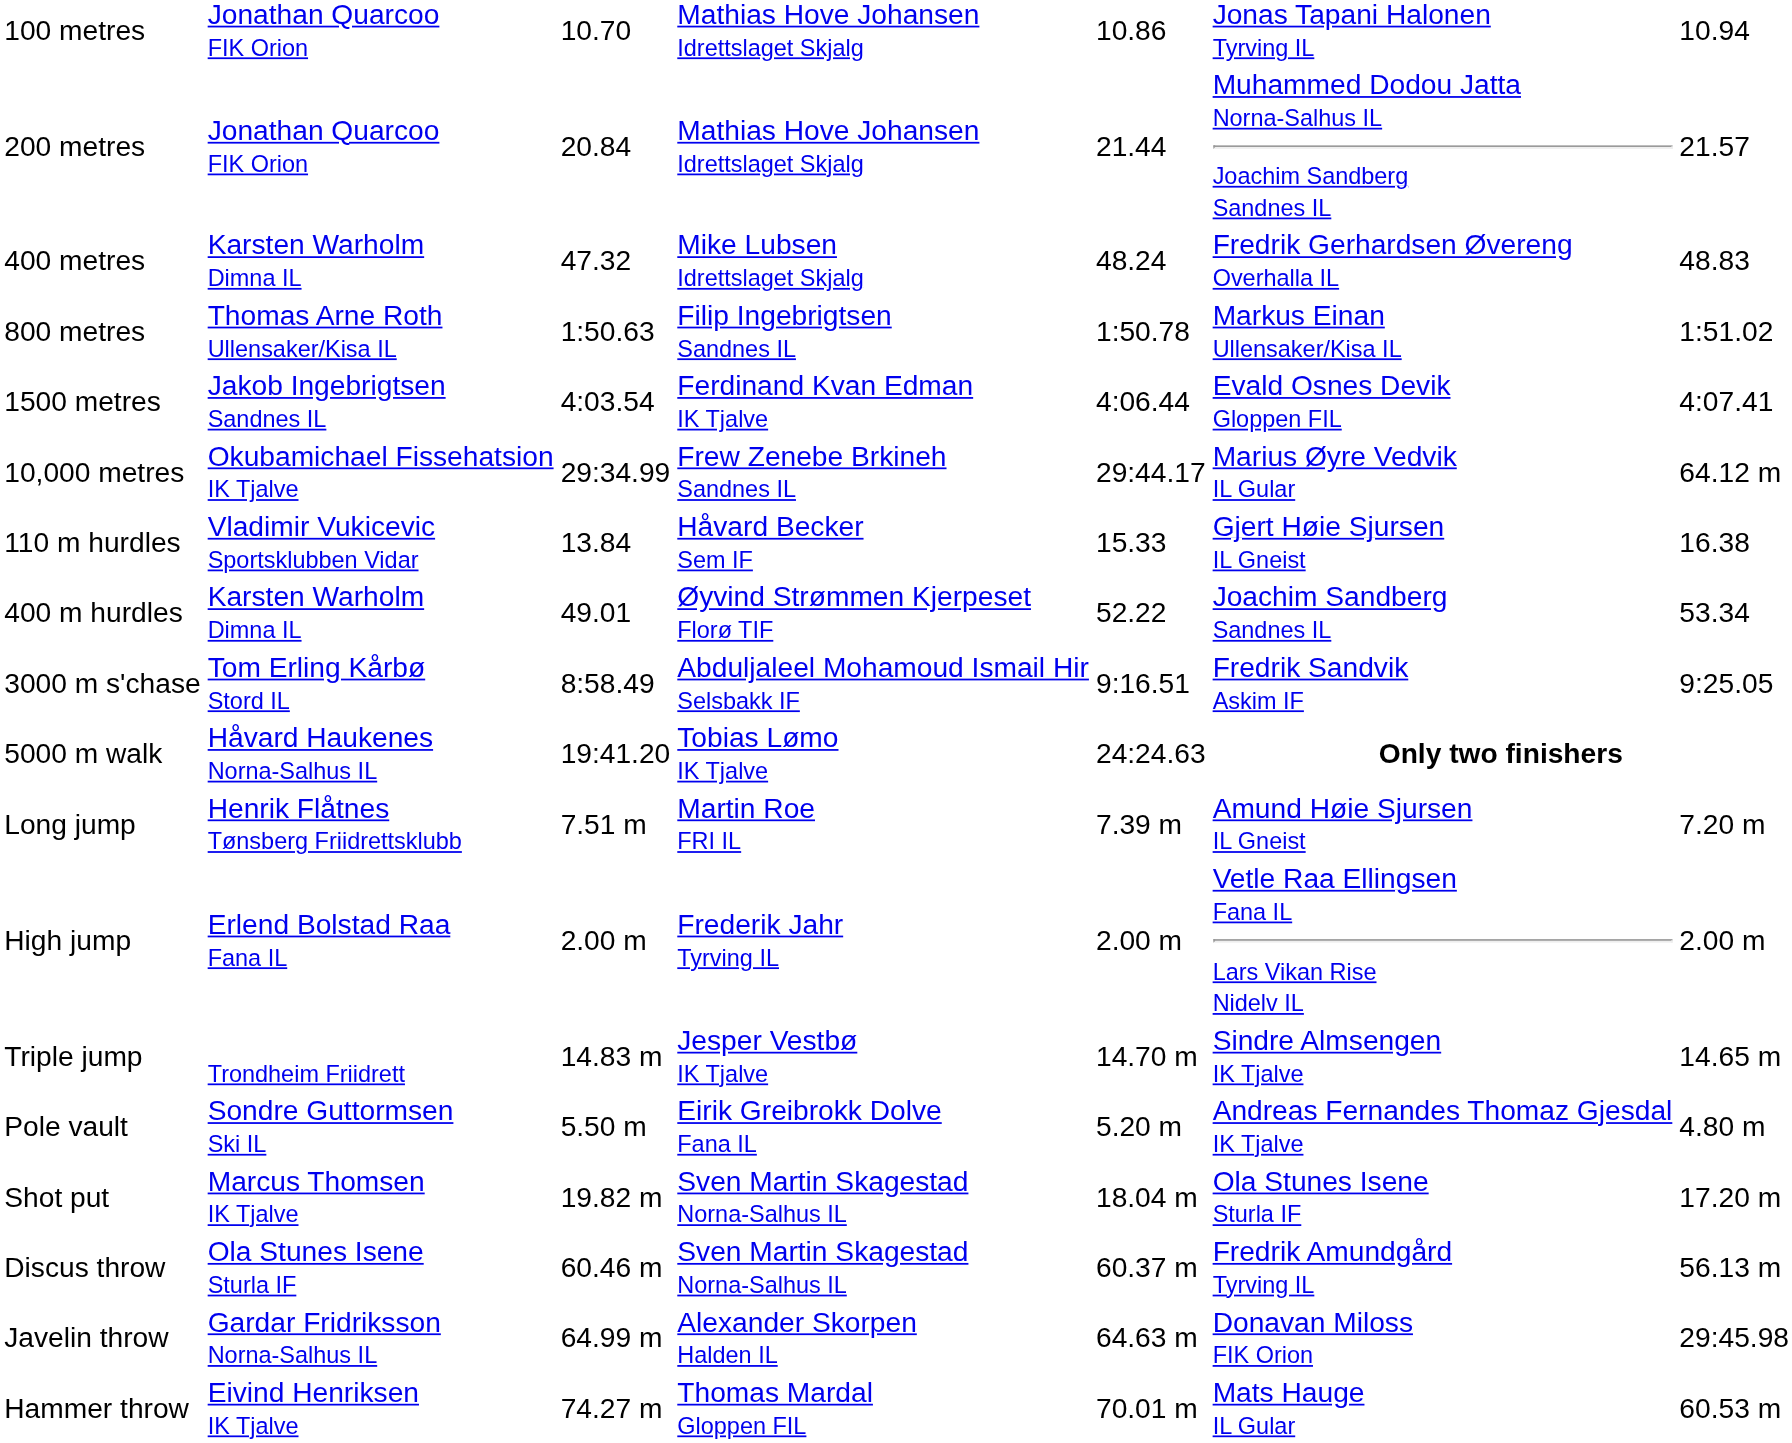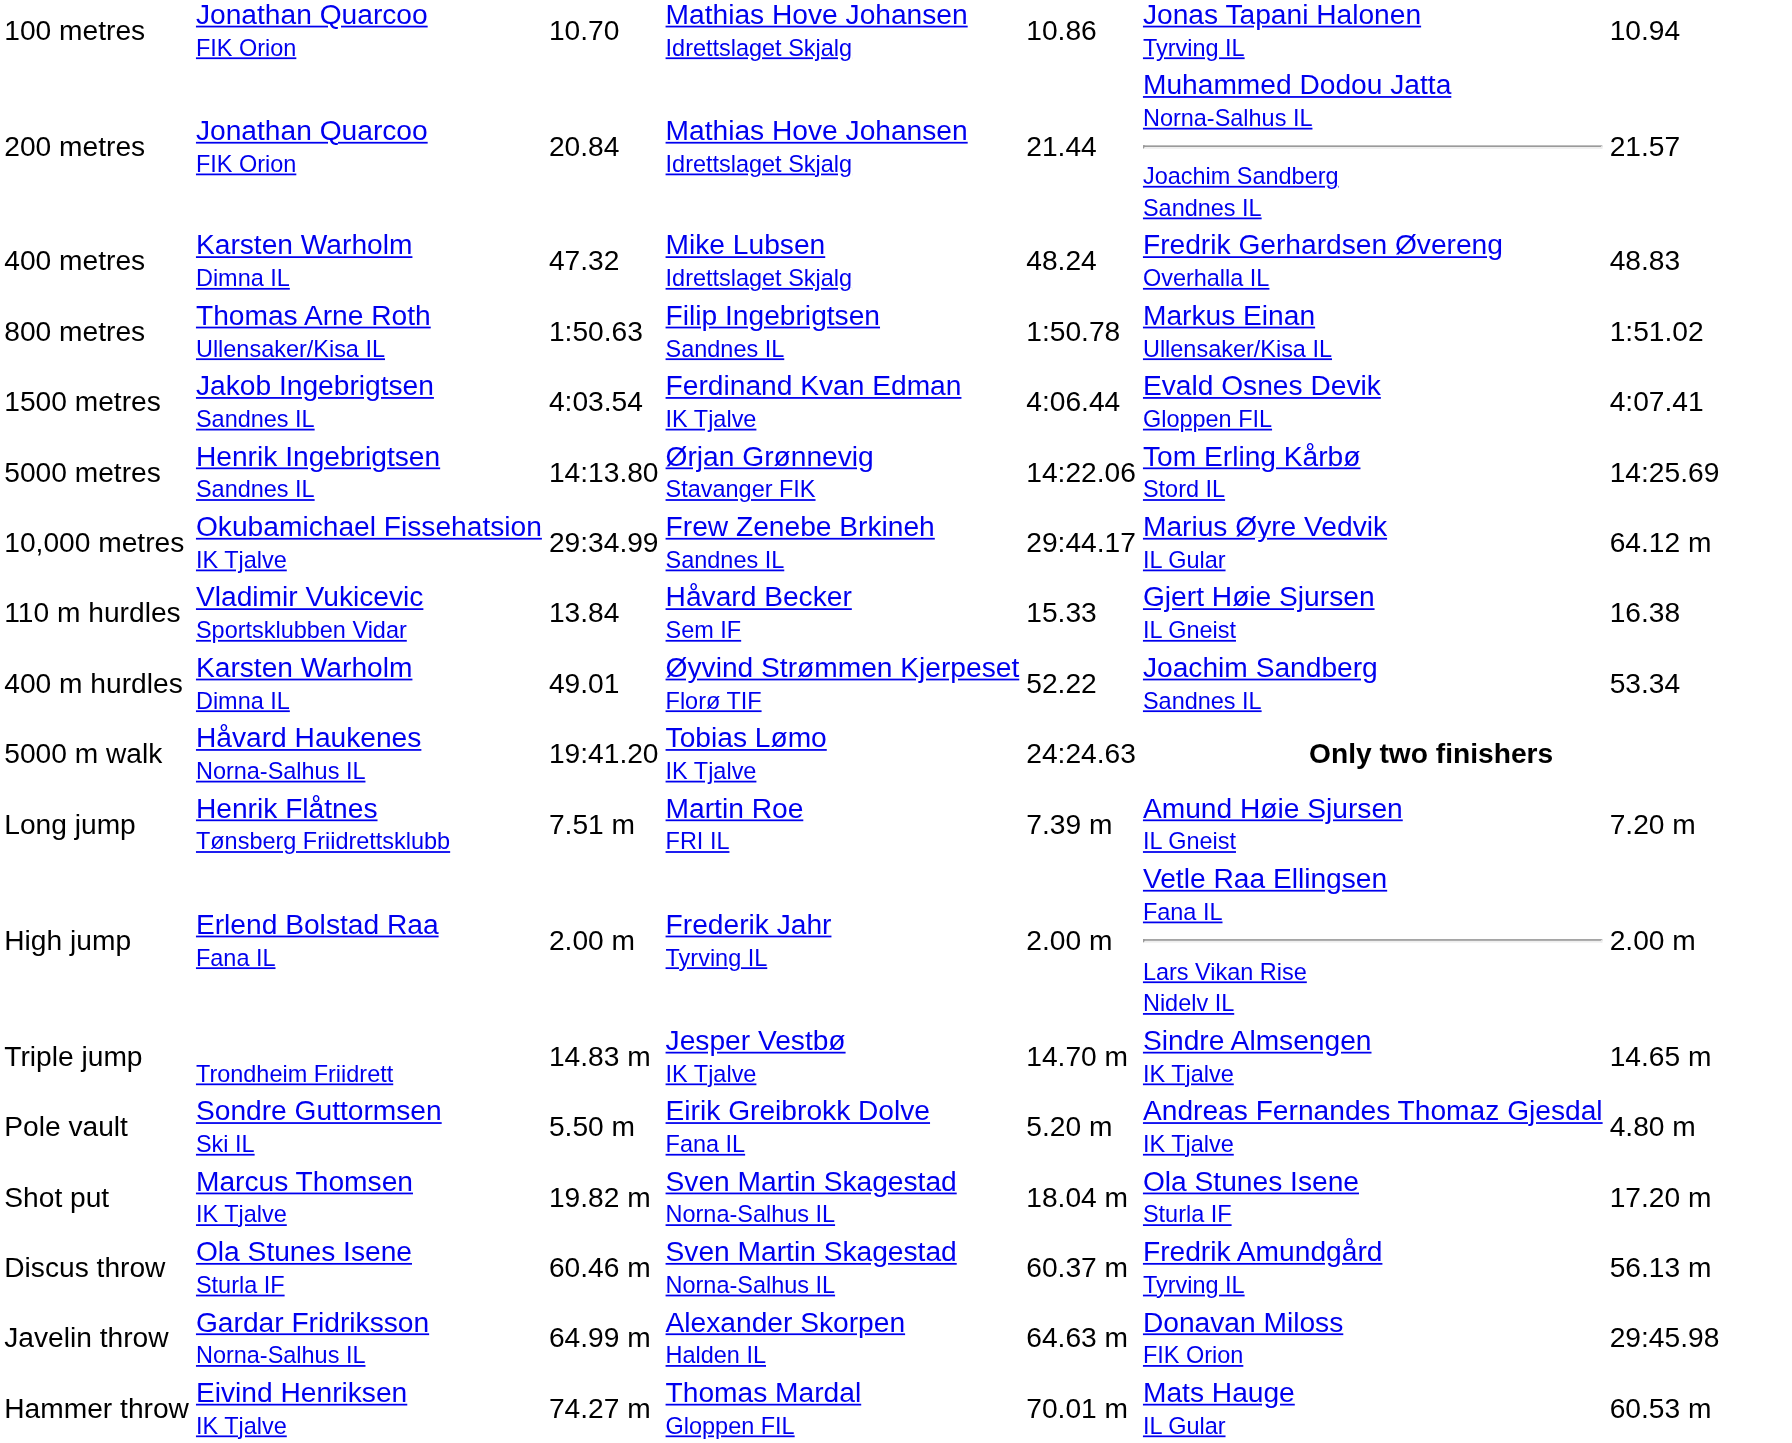+ row: (83, 472)
- row: (102, 684)
